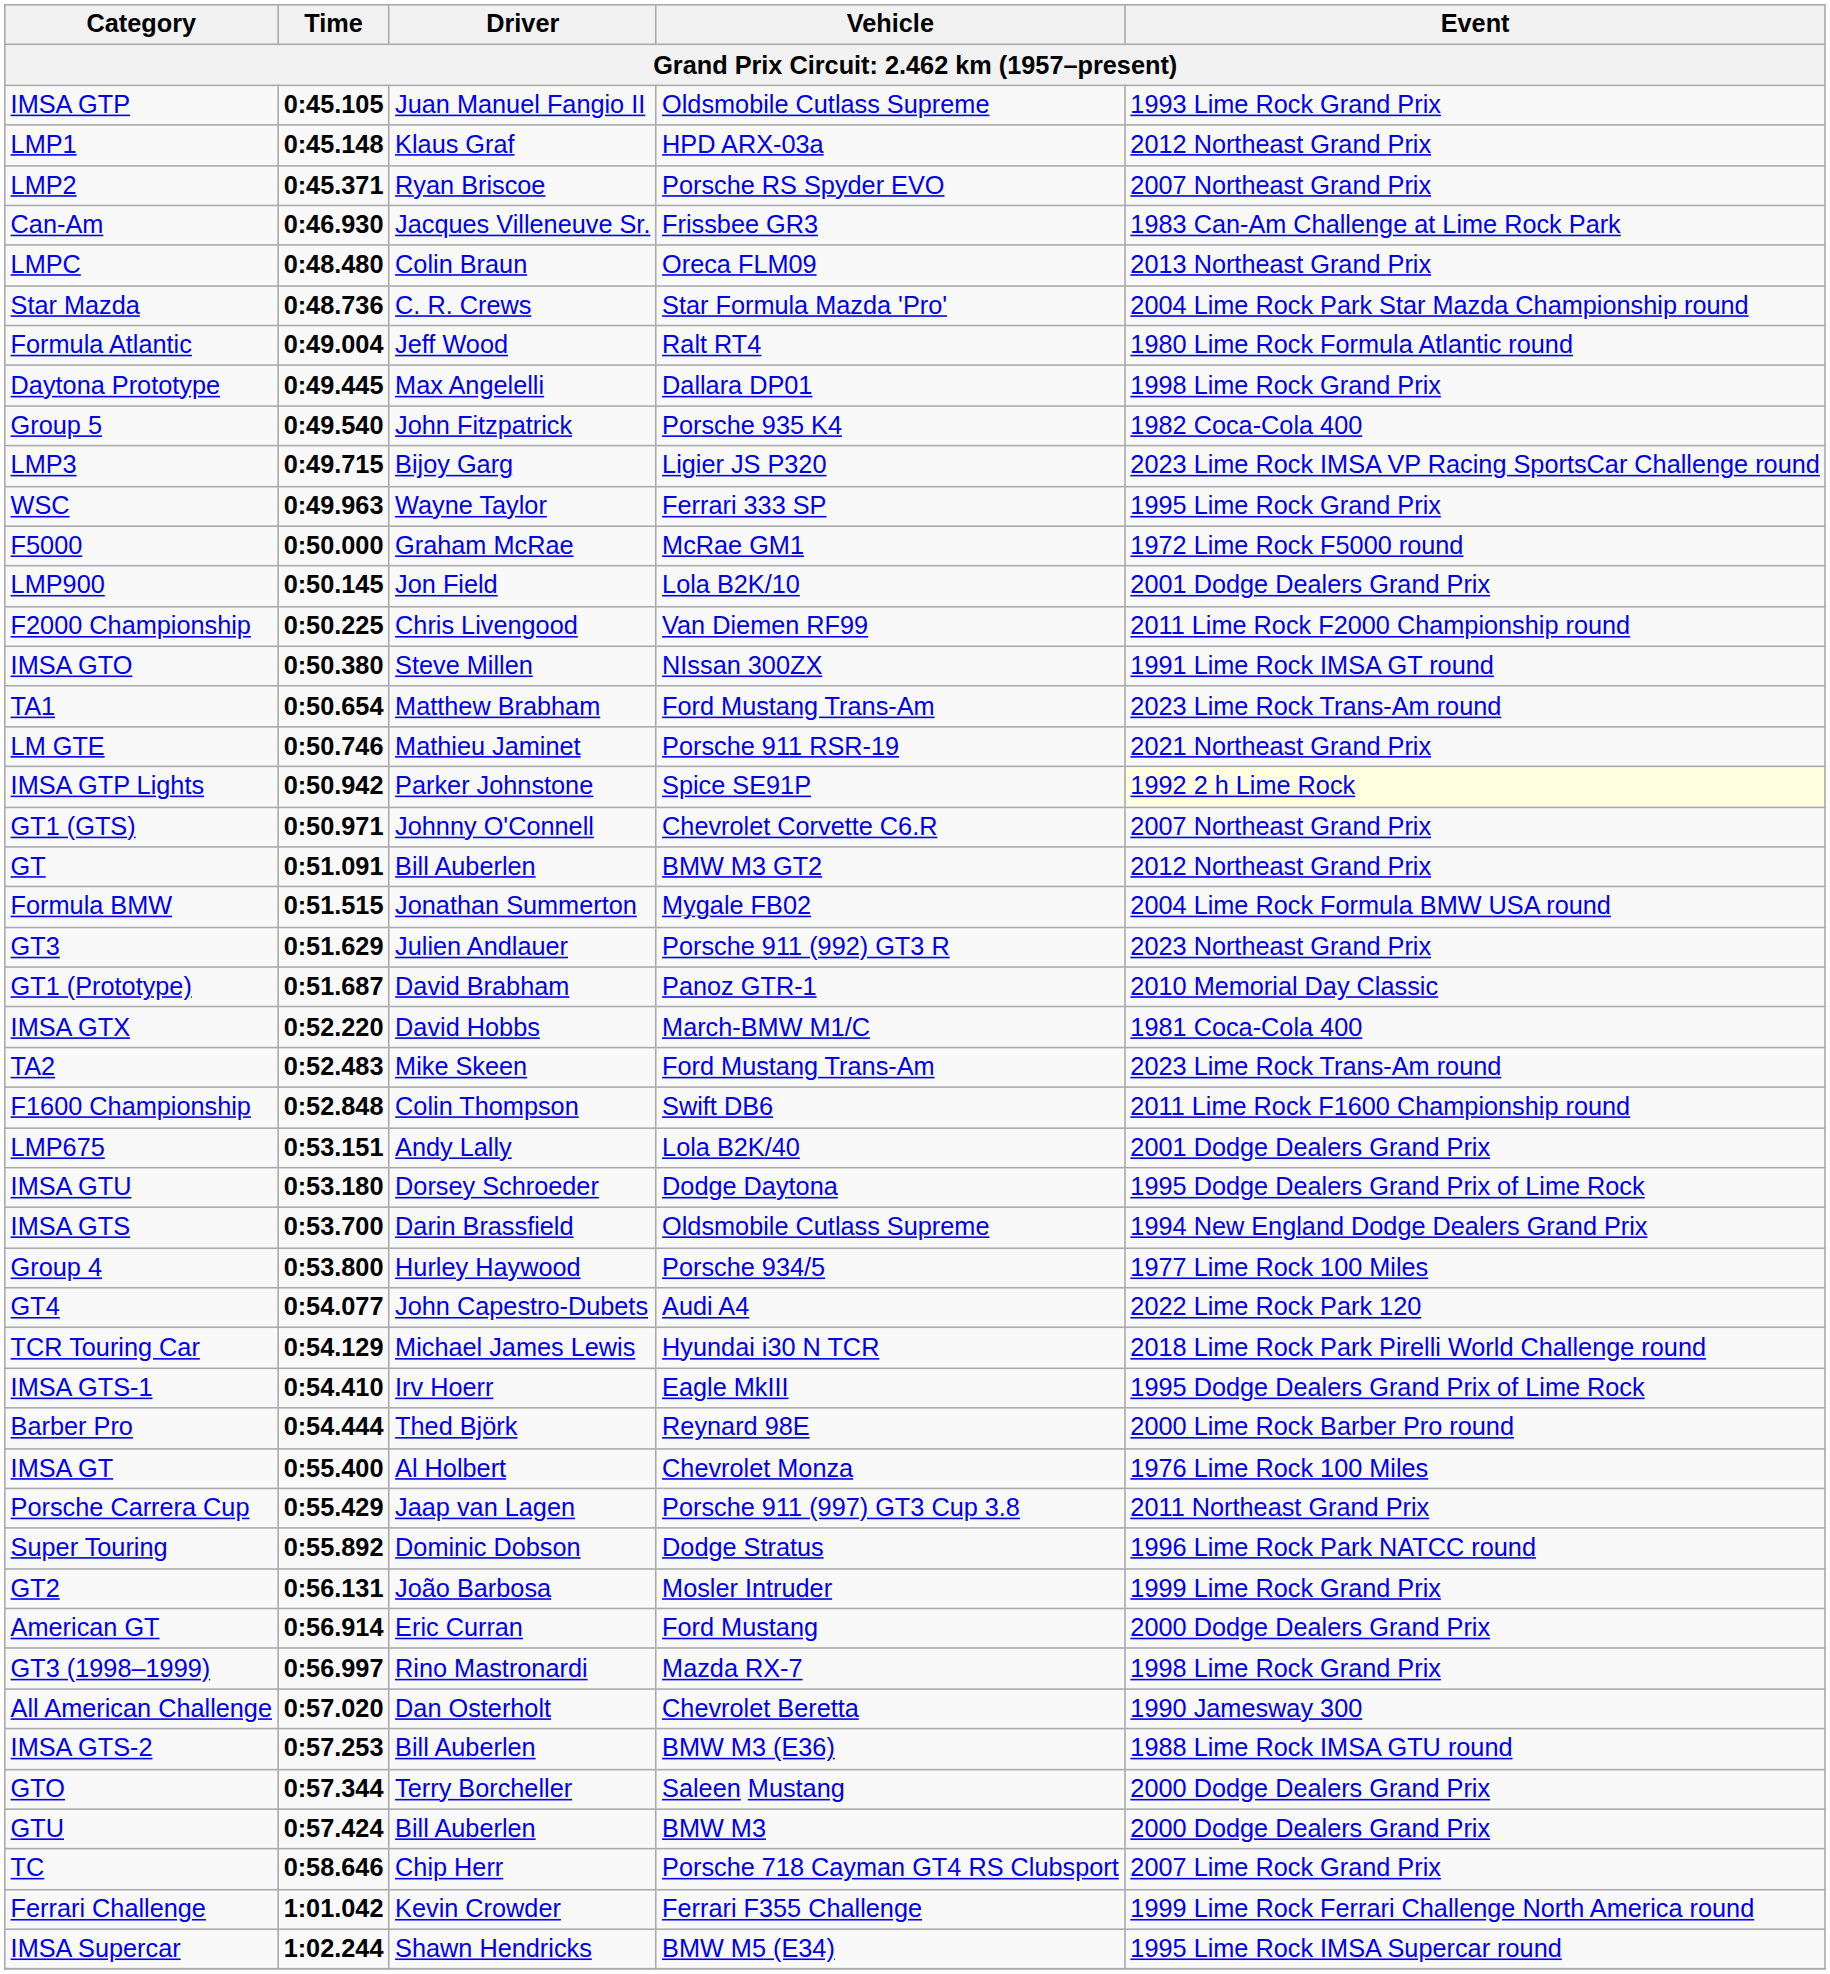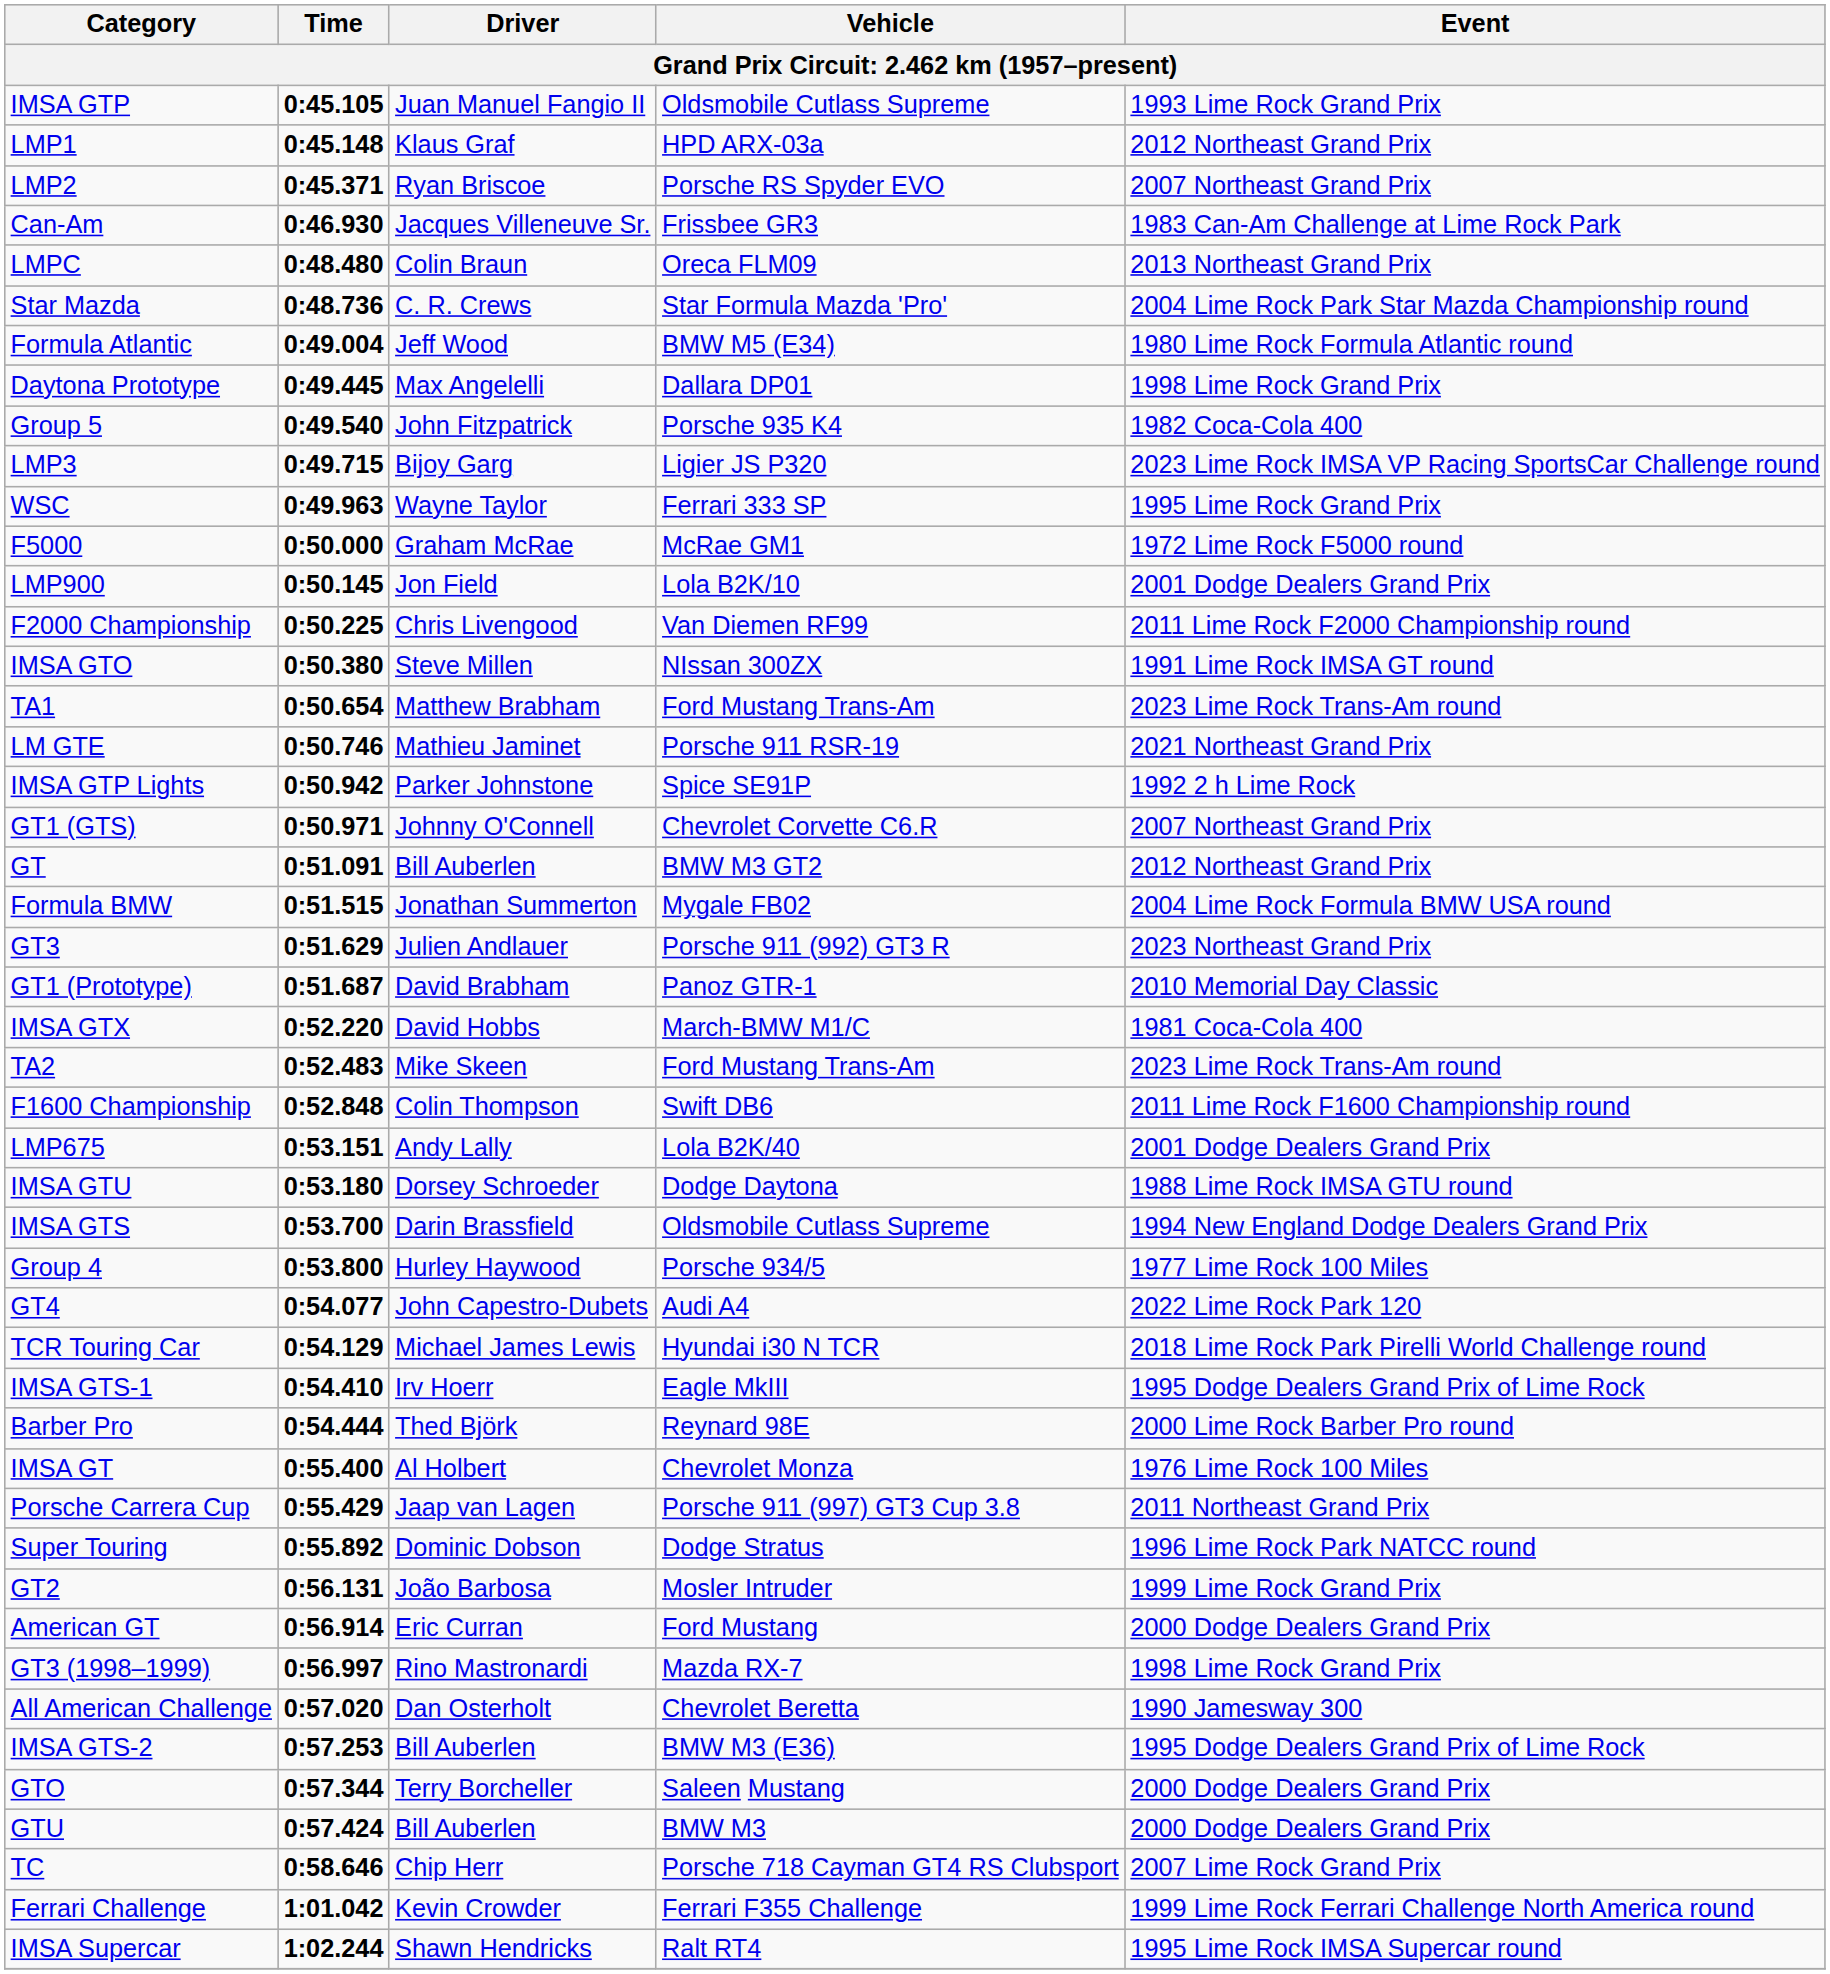(712, 345) Ralt RT4 -> (748, 345) BMW M5 (E34)
(1243, 786) lightyellow background -> (1243, 786) no background
(1388, 1187) 1995 Dodge Dealers Grand Prix of Lime Rock -> (1321, 1187) 1988 Lime Rock IMSA GTU round
(1321, 1748) 1988 Lime Rock IMSA GTU round -> (1388, 1748) 1995 Dodge Dealers Grand Prix of Lime Rock
(748, 1948) BMW M5 (E34) -> (712, 1948) Ralt RT4
